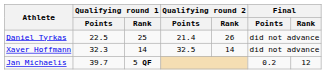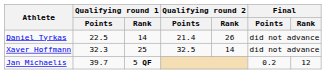(142, 36) 25 -> (142, 36) 14
(142, 49) 14 -> (142, 49) 25
